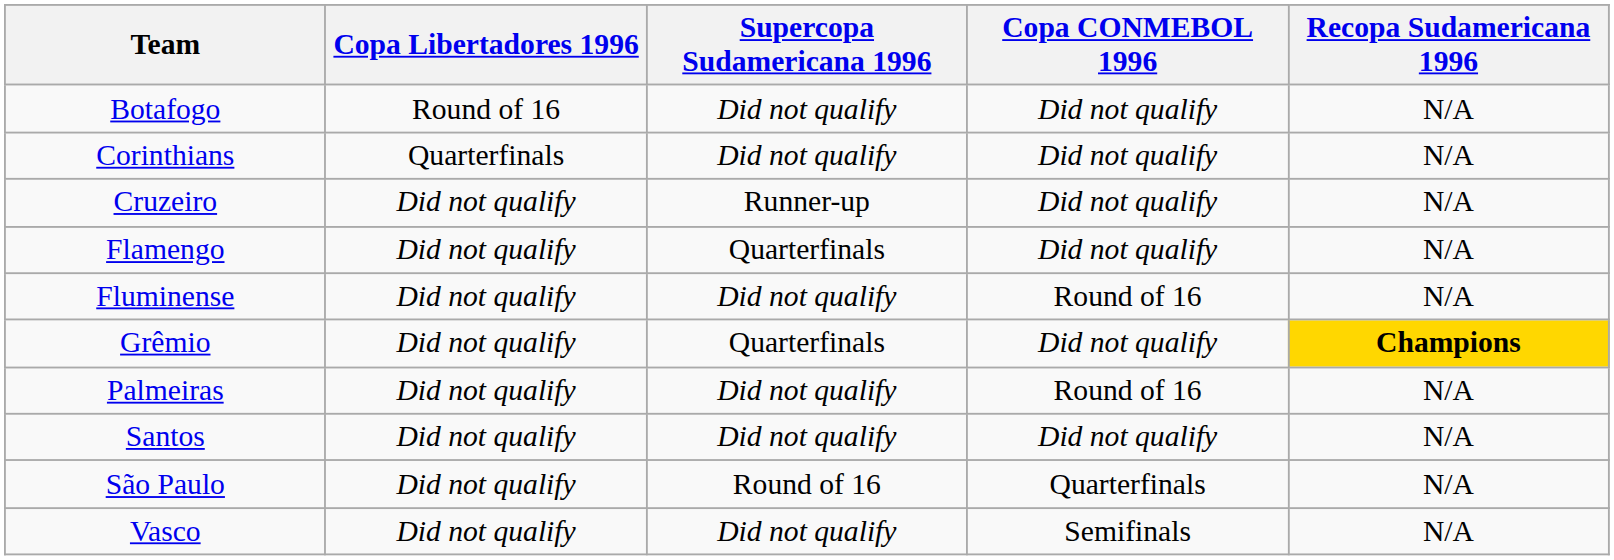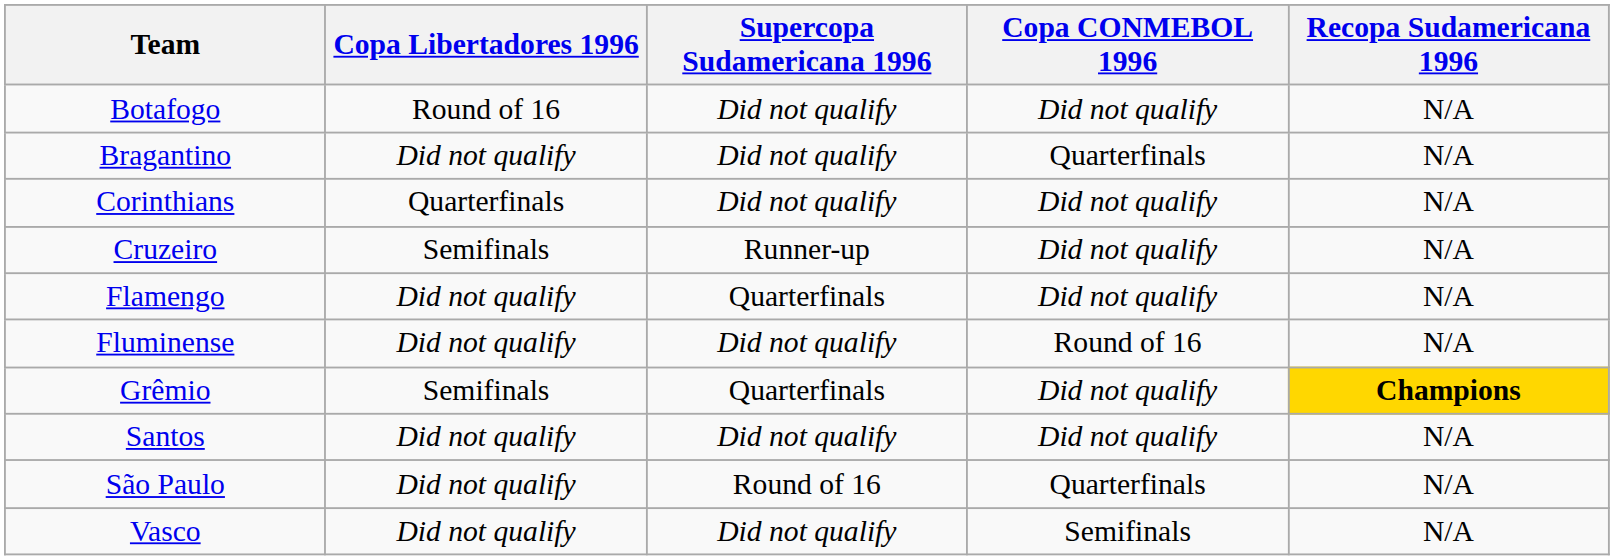+ row: (165, 155)
(486, 202) Did not qualify -> (486, 249) Semifinals
(486, 342) Did not qualify -> (486, 389) Semifinals
- row: (165, 389)
